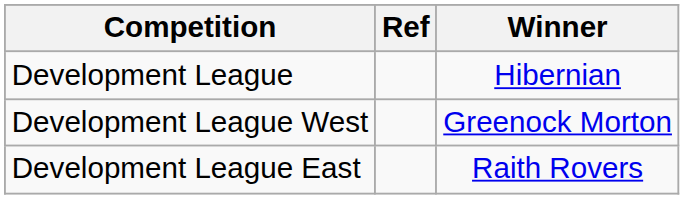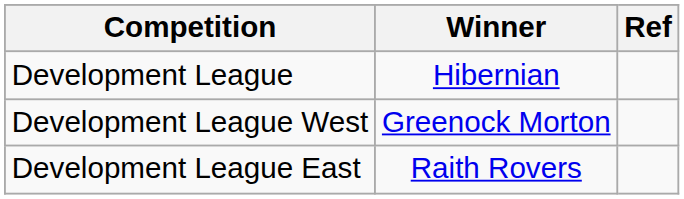columns swapped: (558, 27) <-> (406, 27)
